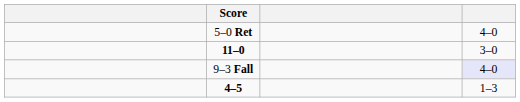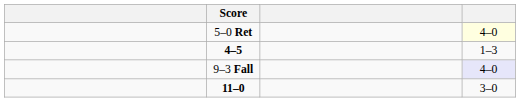(489, 32) no background -> (489, 32) lightyellow background
rows swapped: (233, 50) <-> (233, 87)
